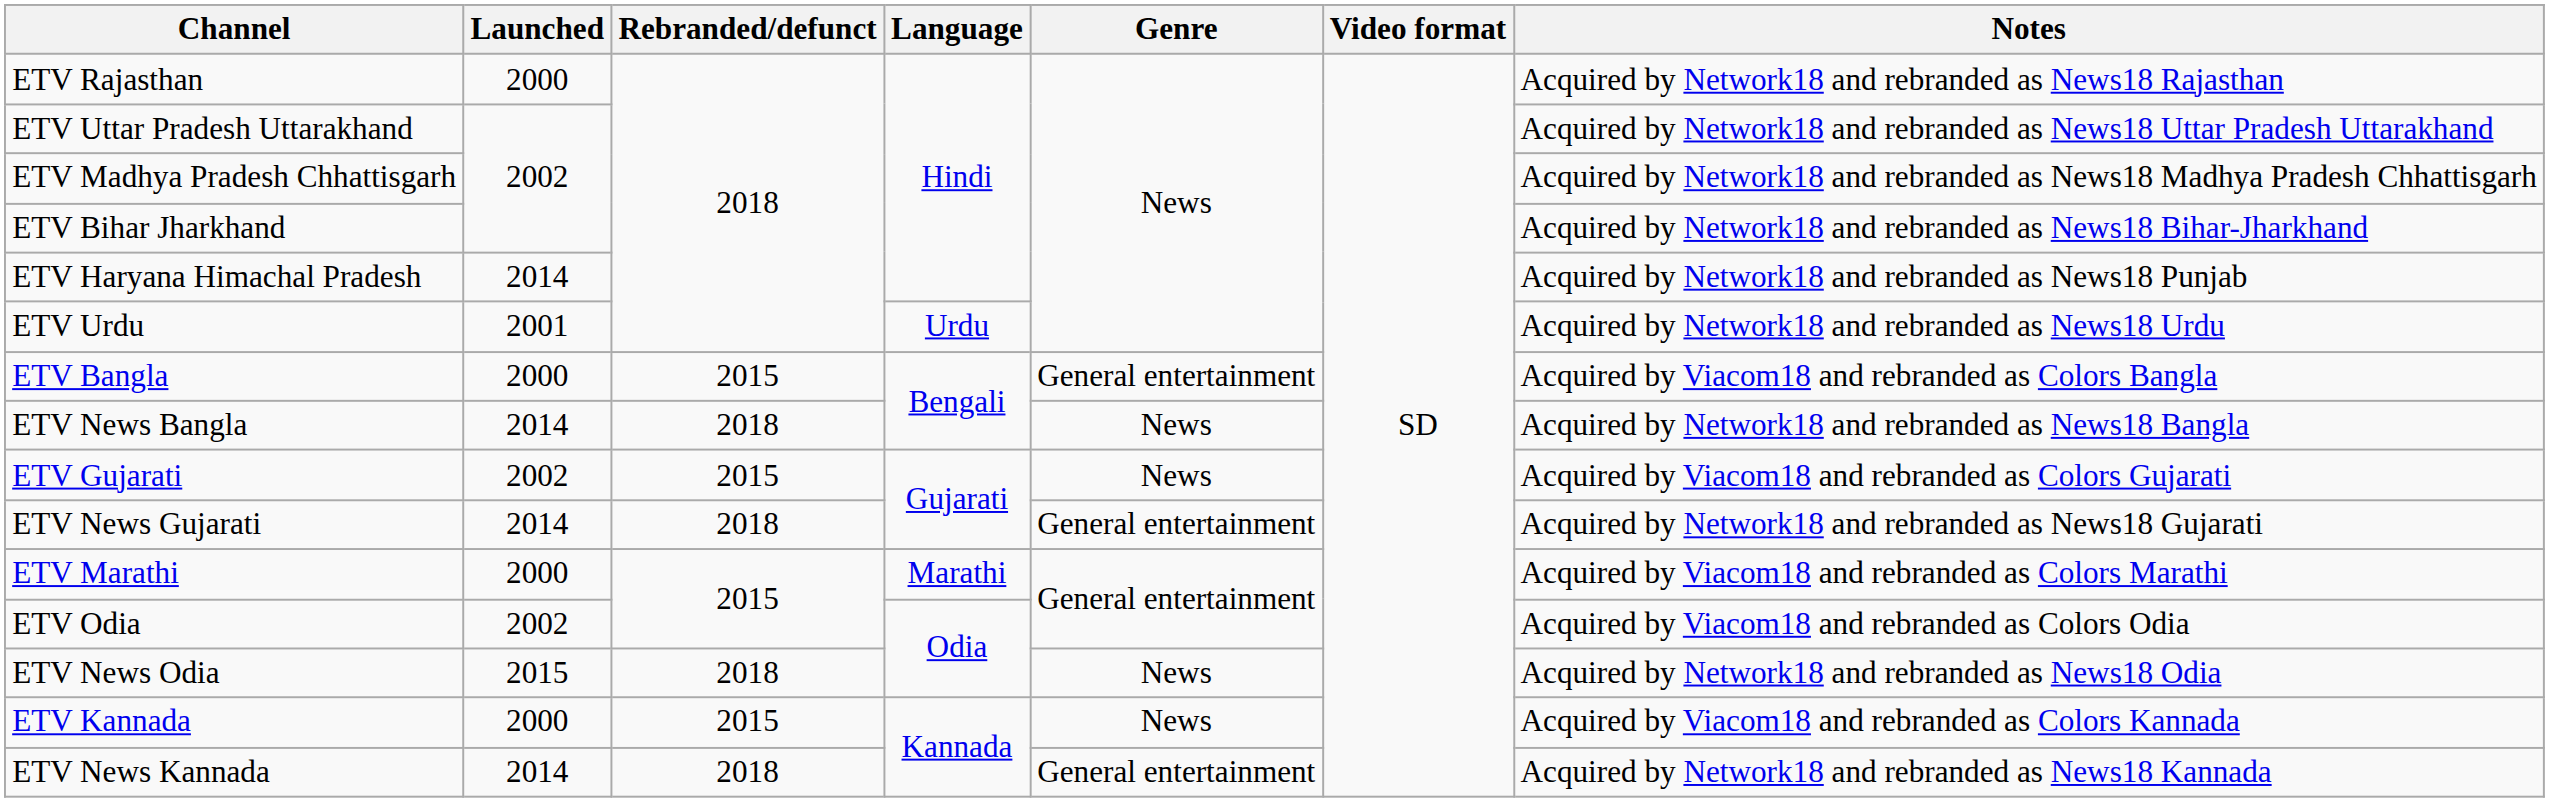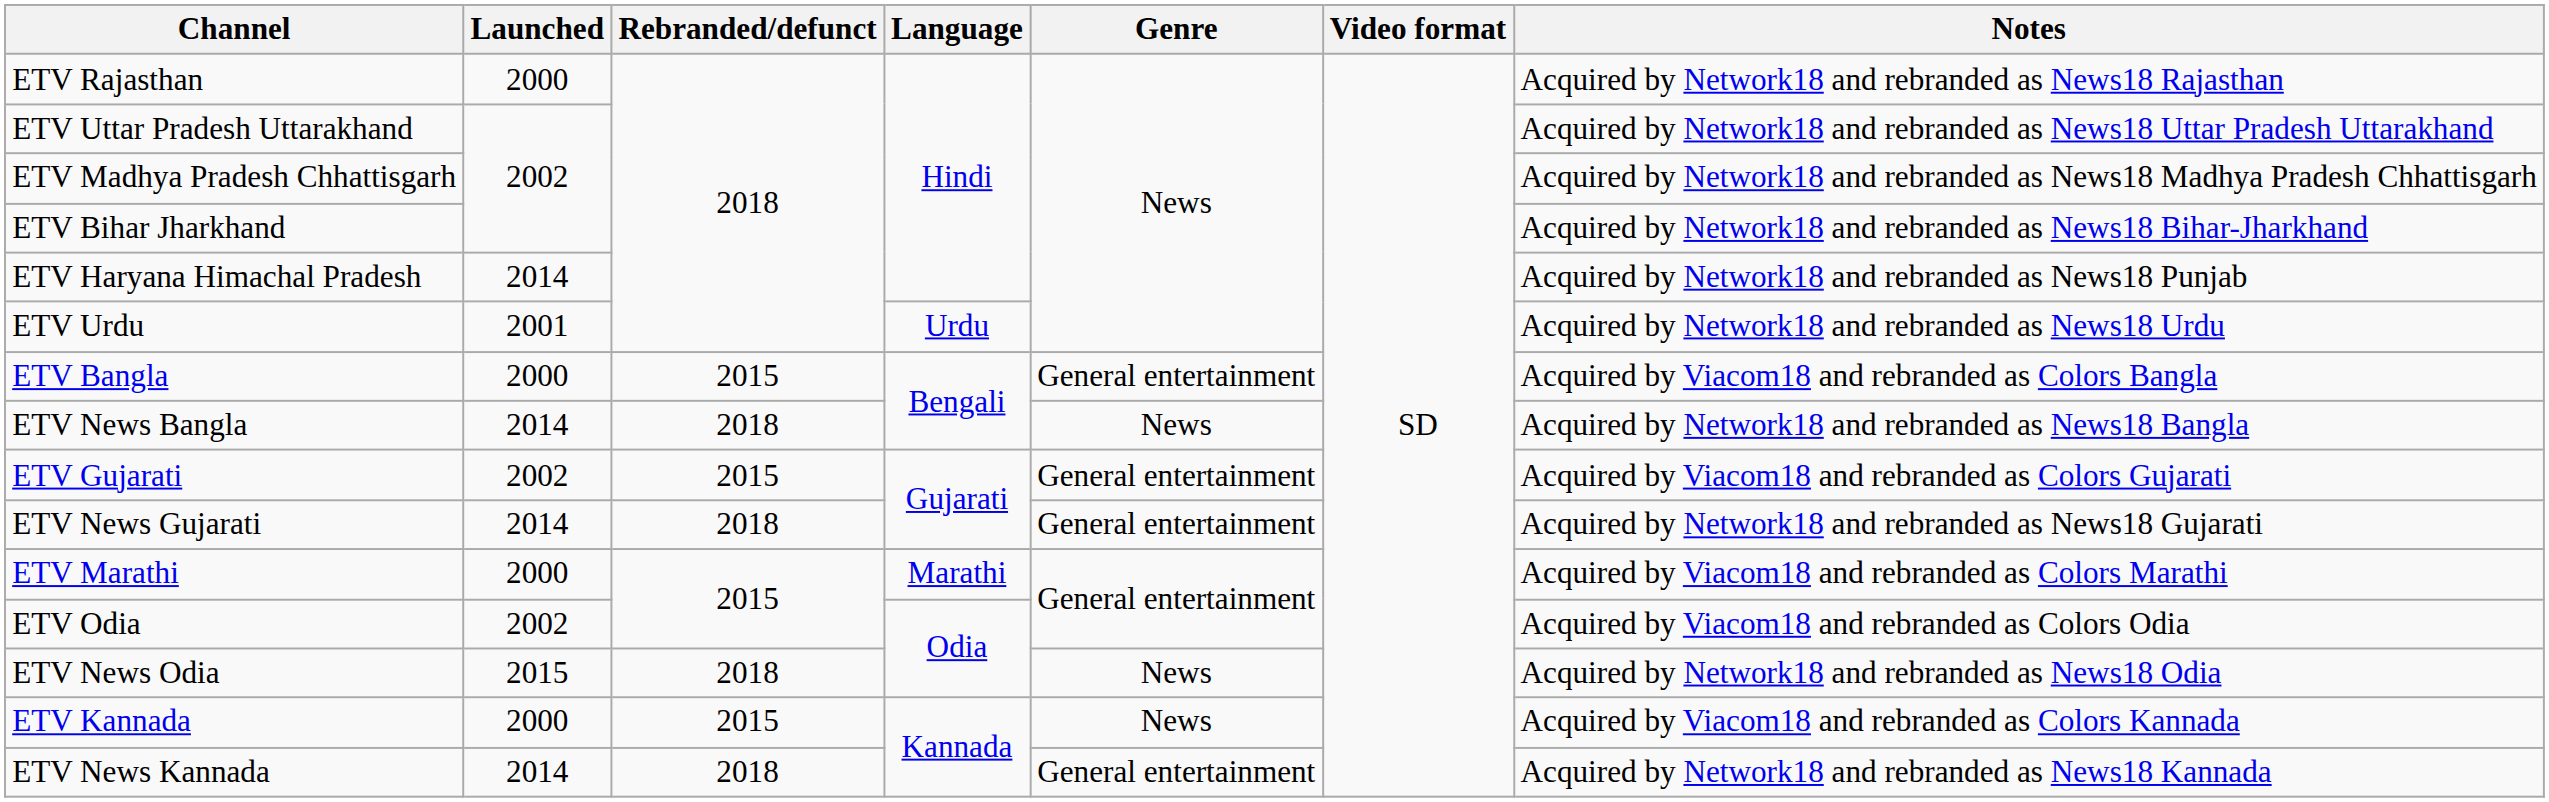(1176, 474) News -> (1176, 474) General entertainment
